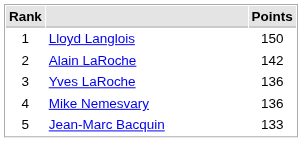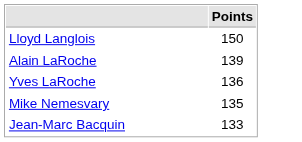- column: (25, 16)
(272, 60) 142 -> (232, 60) 139
(272, 103) 136 -> (232, 103) 135
